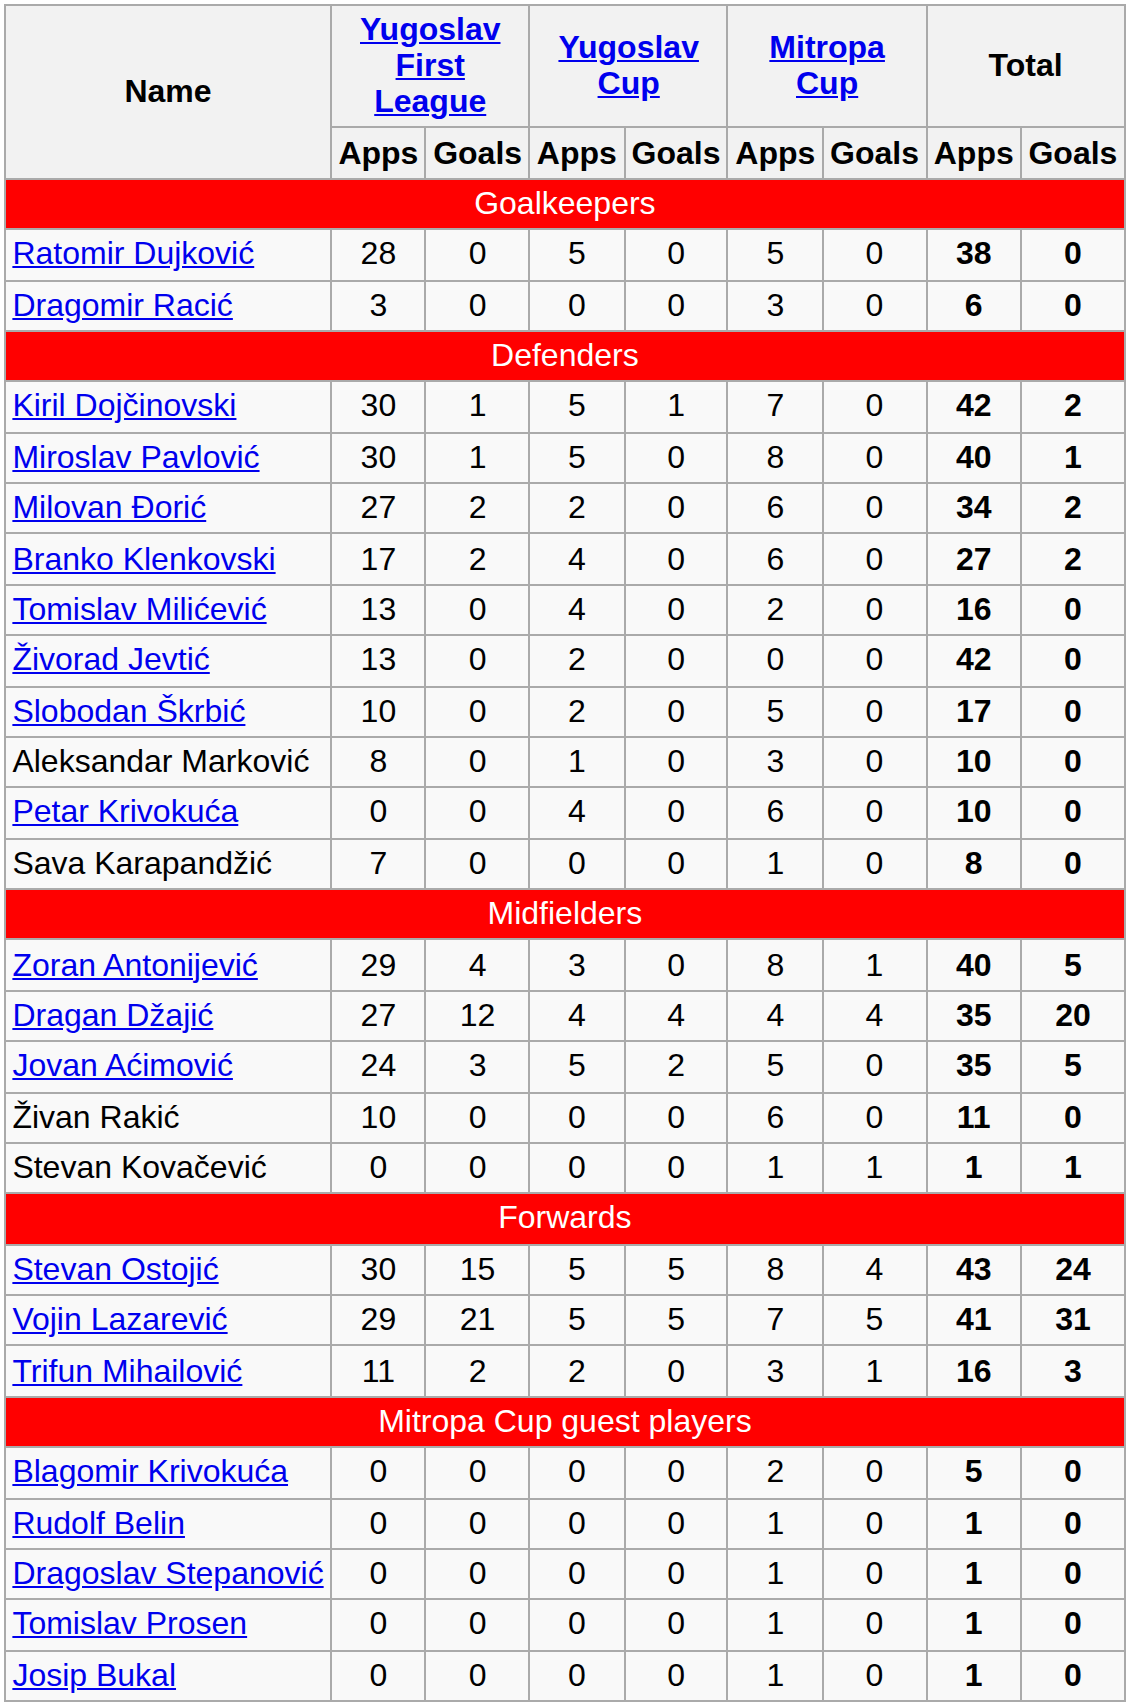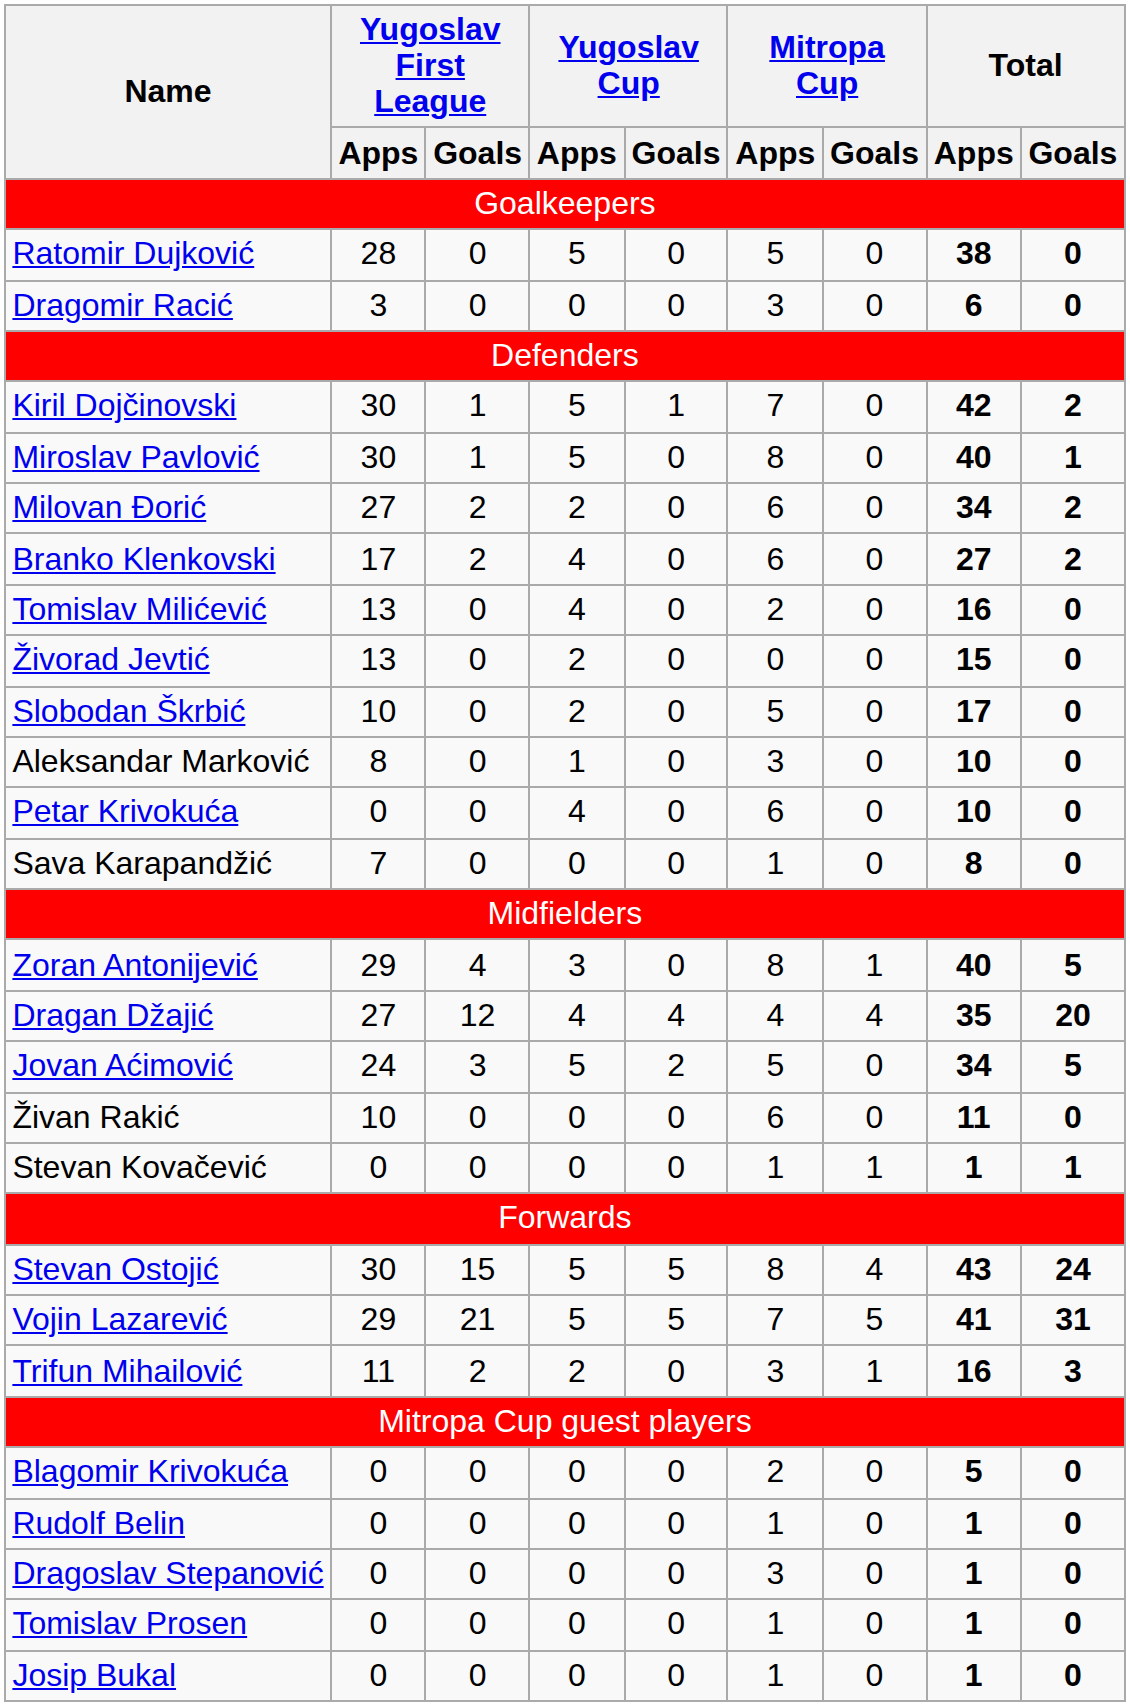(974, 660) 42 -> (974, 660) 15
(974, 1066) 35 -> (974, 1066) 34
(775, 1573) 1 -> (775, 1573) 3
